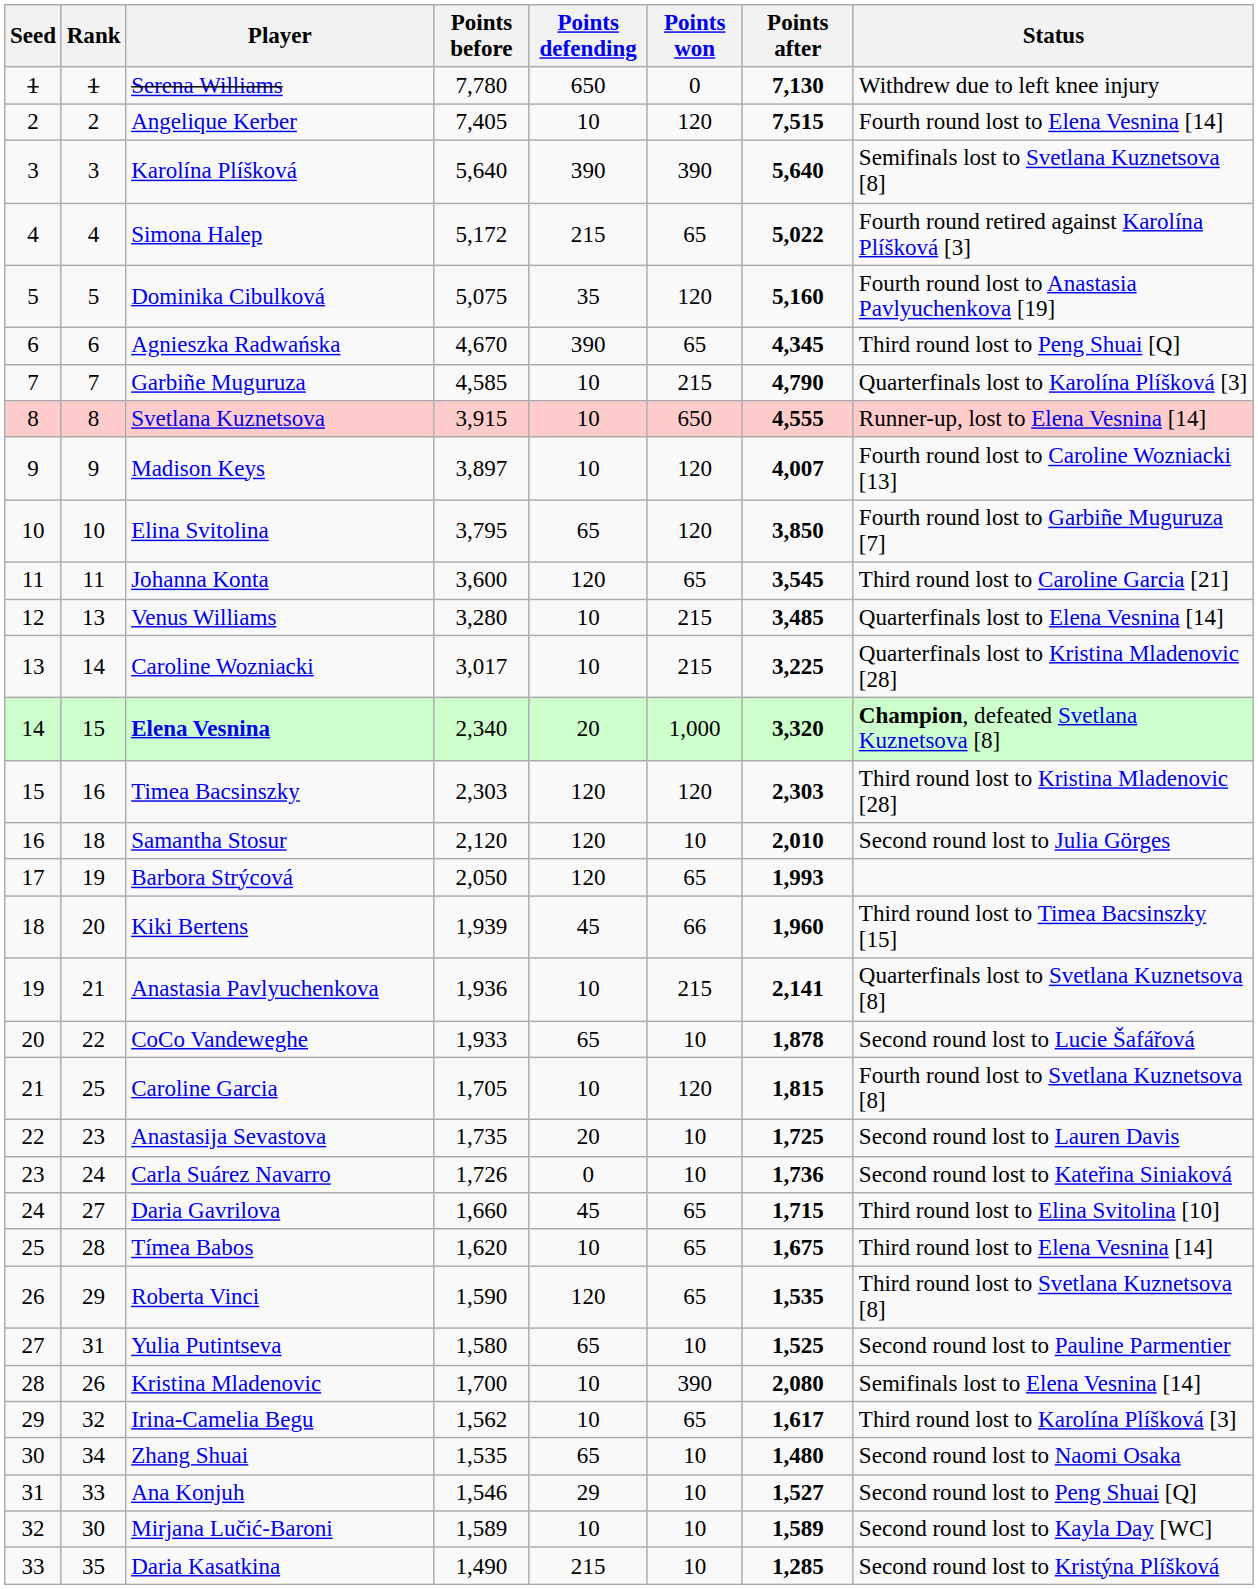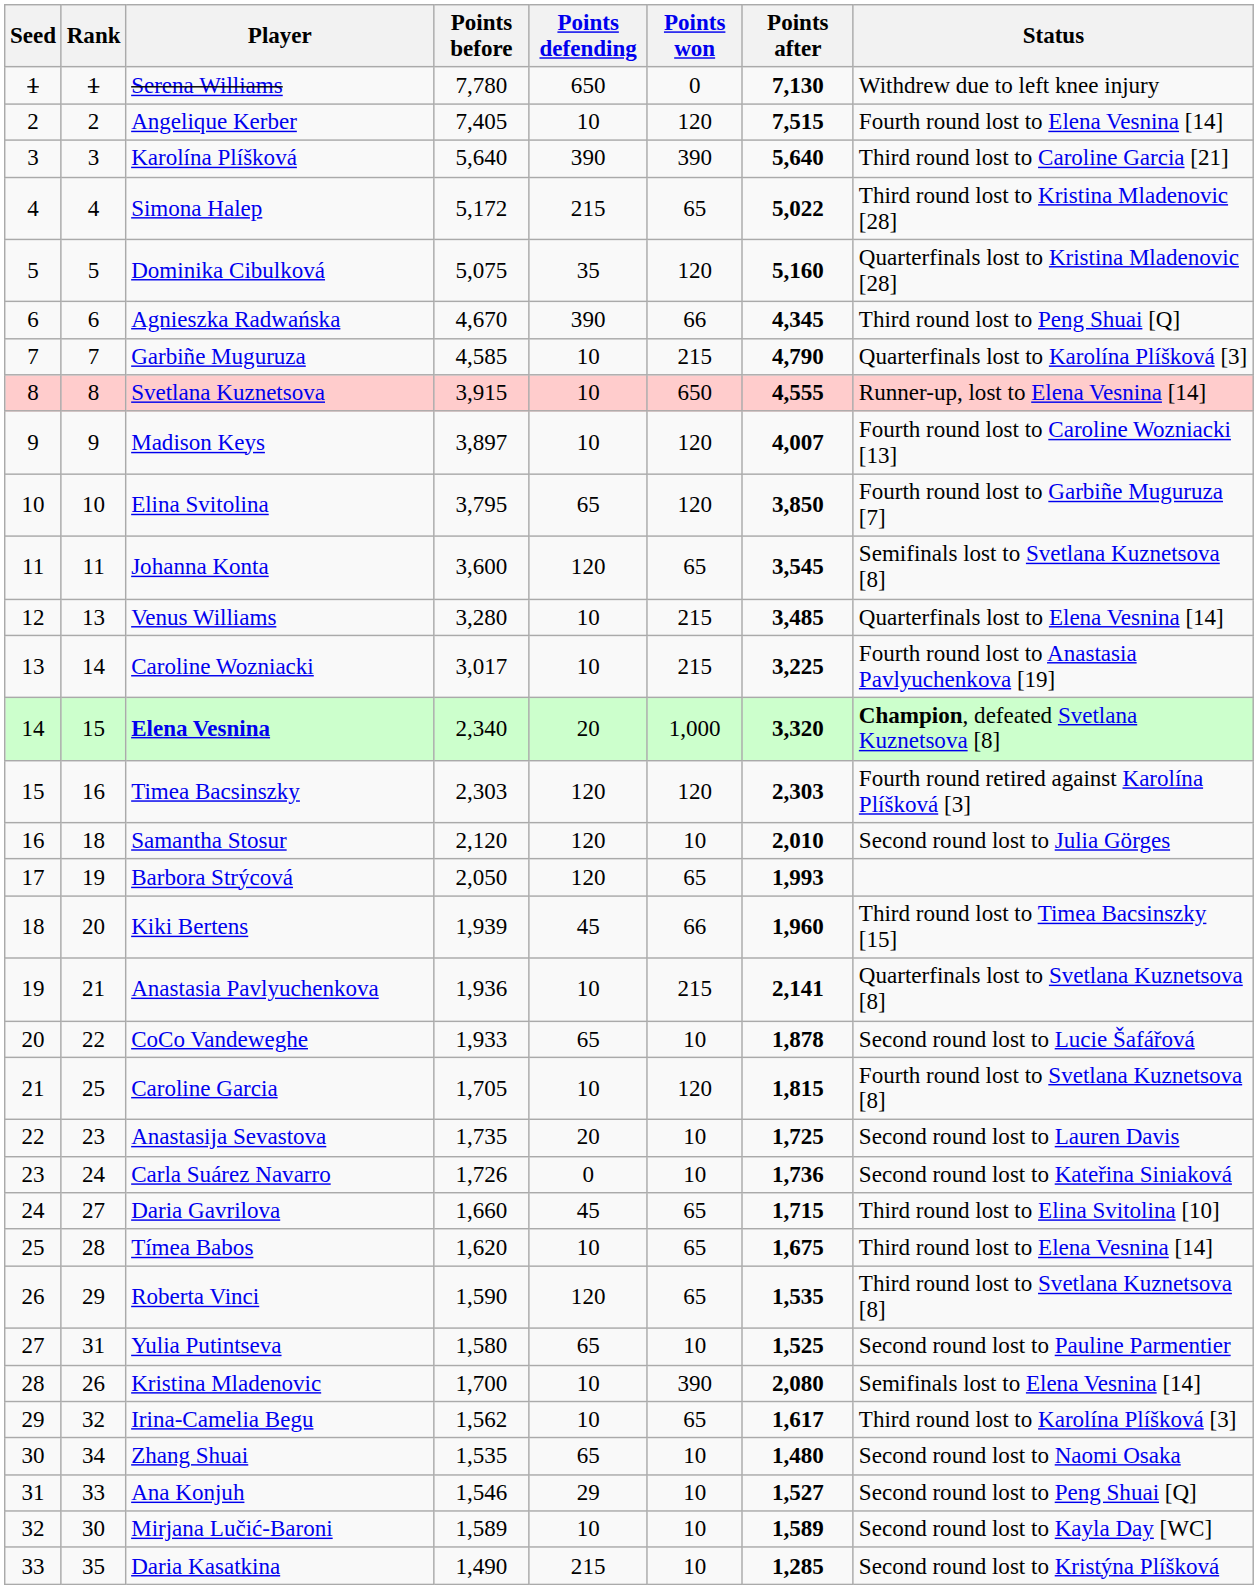(1039, 171) Semifinals lost to Svetlana Kuznetsova [8] -> (1044, 158) Third round lost to Caroline Garcia [21]
(1031, 233) Fourth round retired against Karolína Plíšková [3] -> (1043, 207) Third round lost to Kristina Mladenovic [28]
(998, 296) Fourth round lost to Anastasia Pavlyuchenkova [19] -> (1049, 270) Quarterfinals lost to Kristina Mladenovic [28]
(695, 345) 65 -> (695, 319) 66
(1044, 580) Third round lost to Caroline Garcia [21] -> (1039, 567) Semifinals lost to Svetlana Kuznetsova [8]
(1049, 666) Quarterfinals lost to Kristina Mladenovic [28] -> (998, 666) Fourth round lost to Anastasia Pavlyuchenkova [19]
(1043, 791) Third round lost to Kristina Mladenovic [28] -> (1031, 791) Fourth round retired against Karolína Plíšková [3]
